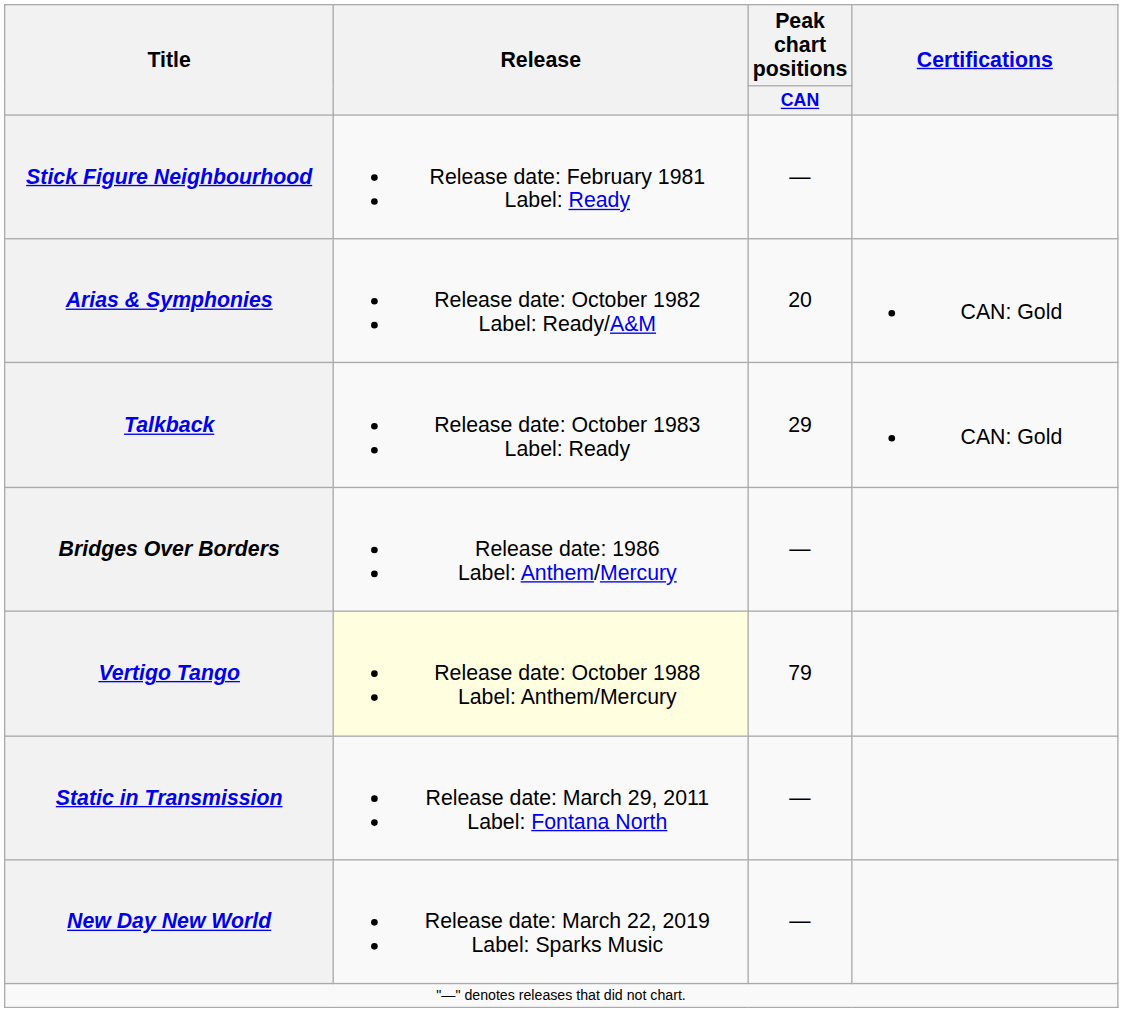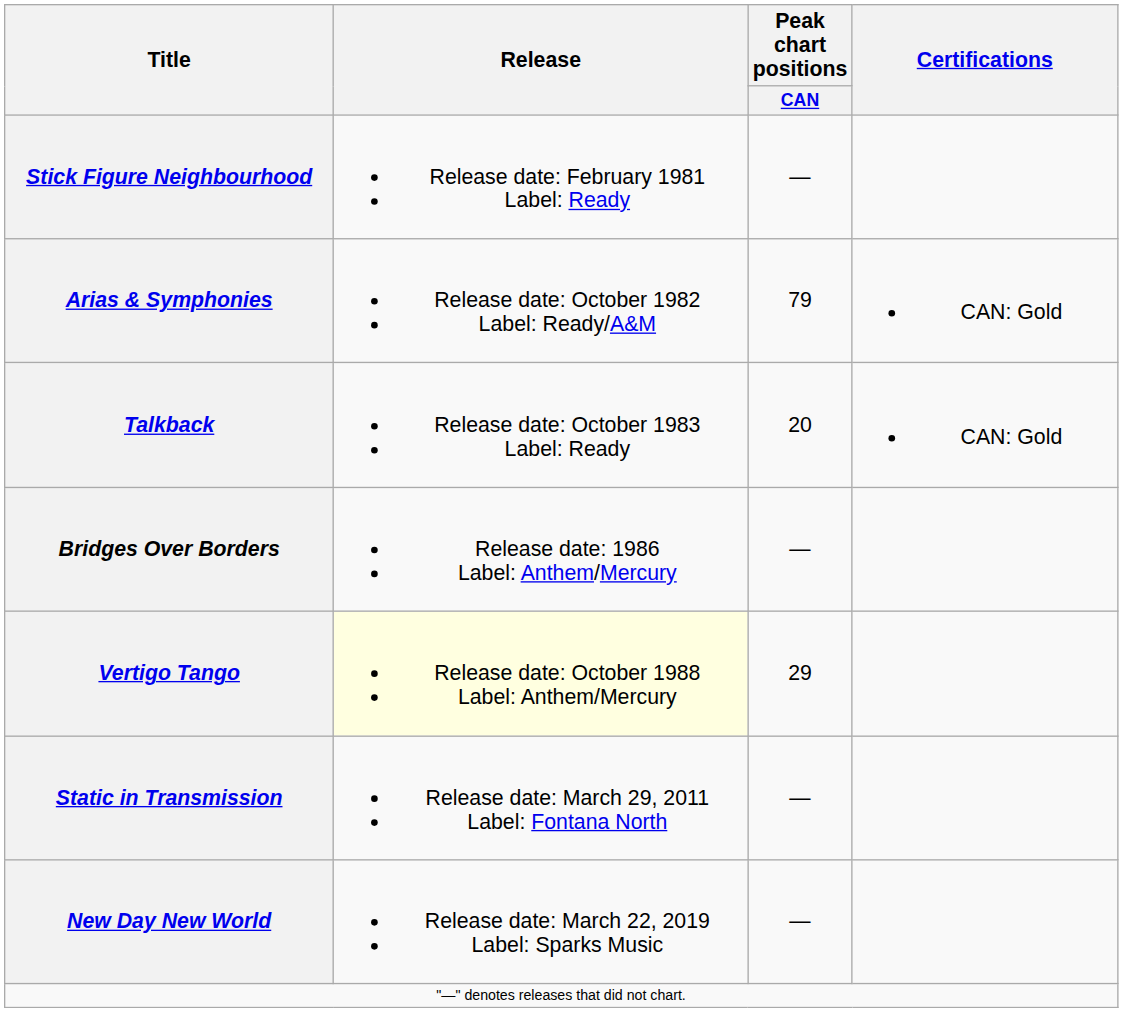(800, 300) 20 -> (800, 300) 79
(800, 424) 29 -> (800, 424) 20
(800, 673) 79 -> (800, 673) 29
